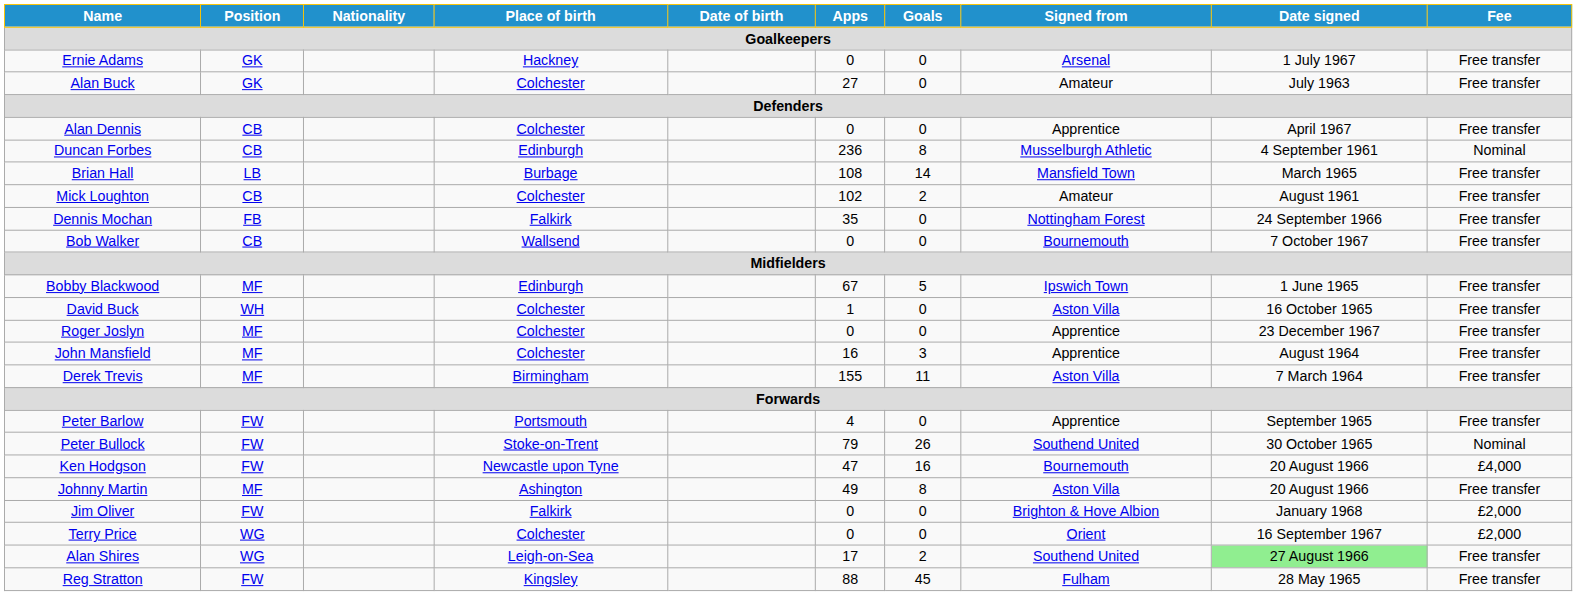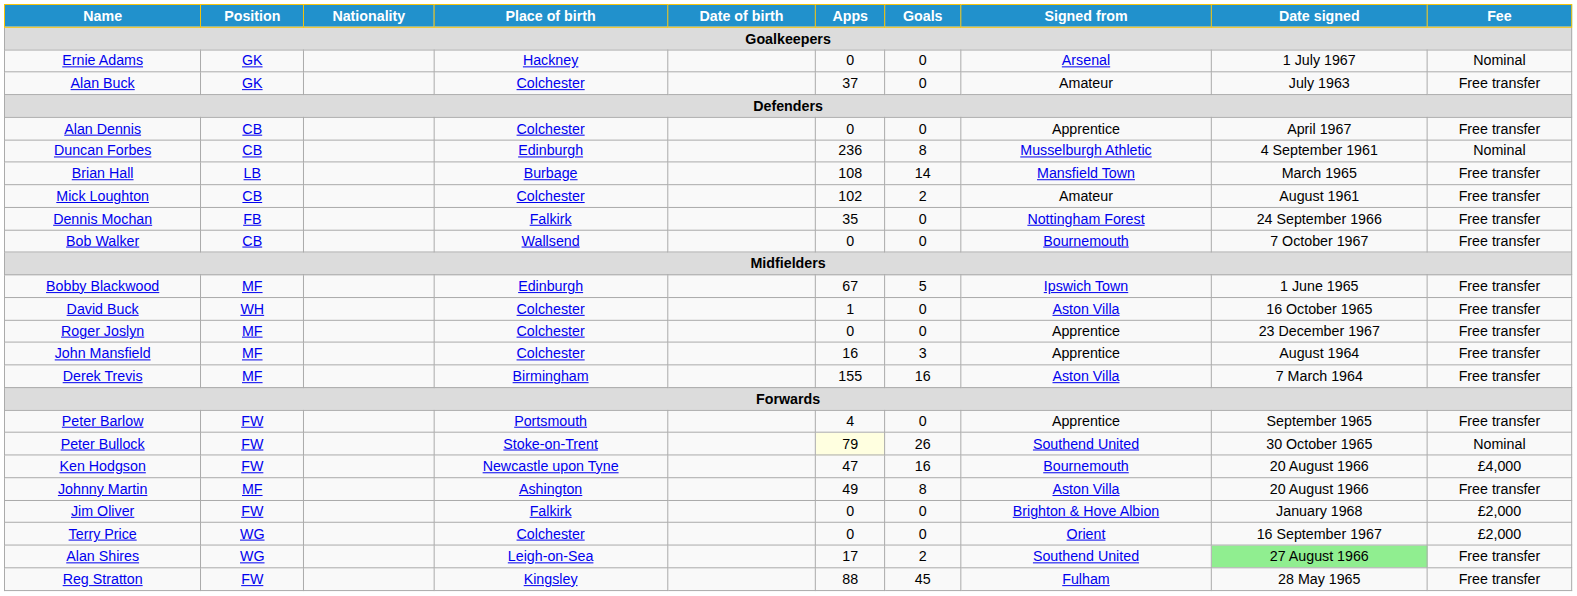(1499, 61) Free transfer -> (1499, 61) Nominal
(850, 84) 27 -> (850, 84) 37
(923, 377) 11 -> (923, 377) 16
(850, 444) no background -> (850, 444) lightyellow background
